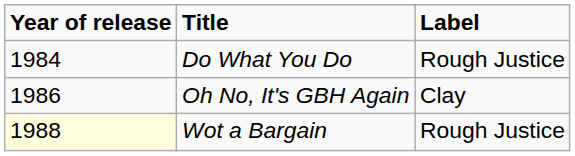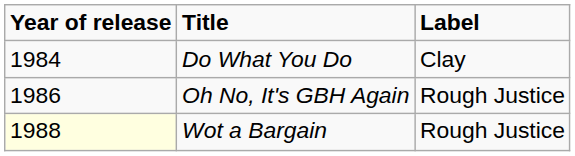(492, 58) Rough Justice -> (443, 58) Clay
(443, 95) Clay -> (492, 95) Rough Justice
